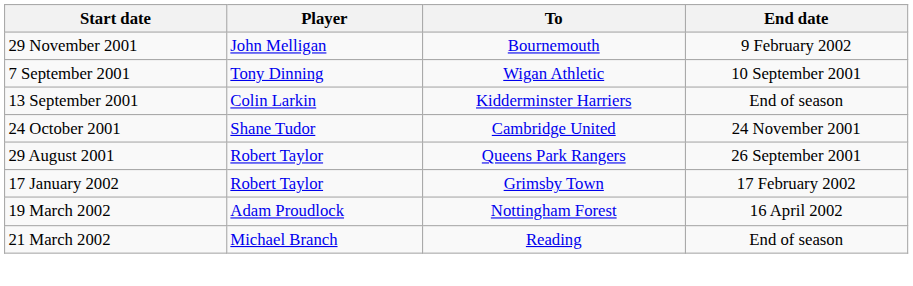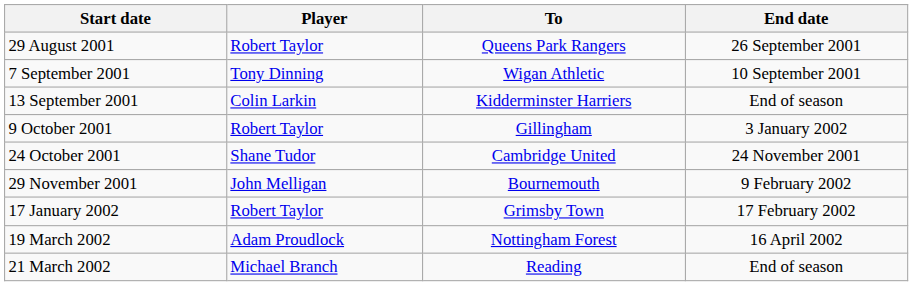rows swapped: (61, 156) <-> (73, 46)
+ row: (60, 128)
